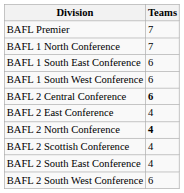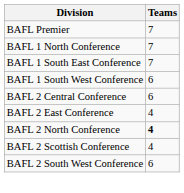(151, 63) 6 -> (151, 63) 7
(151, 96) bold -> (151, 96) normal
- row: (74, 163)
